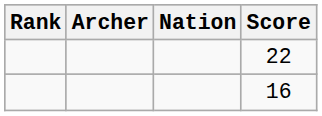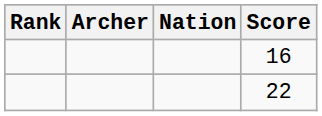rows swapped: (279, 57) <-> (279, 92)
